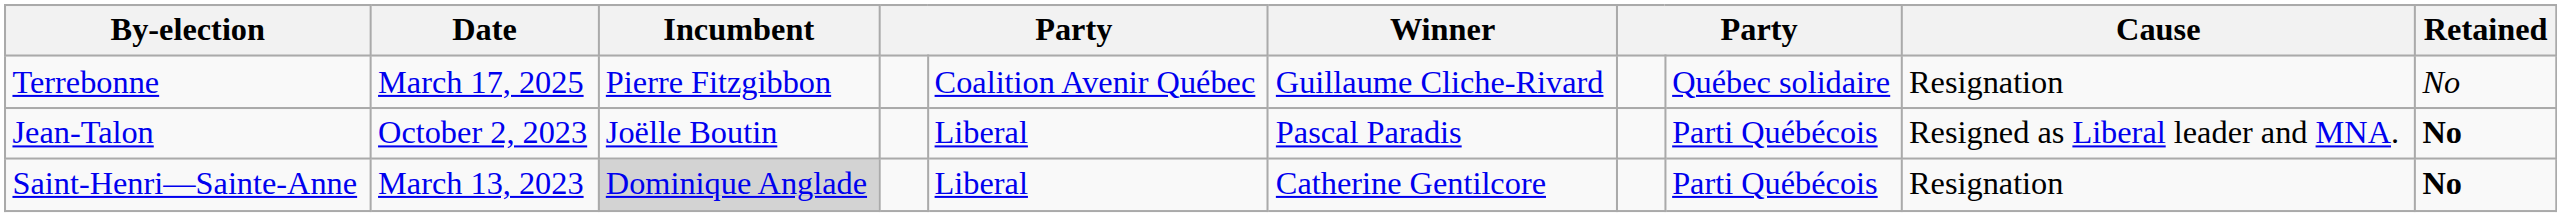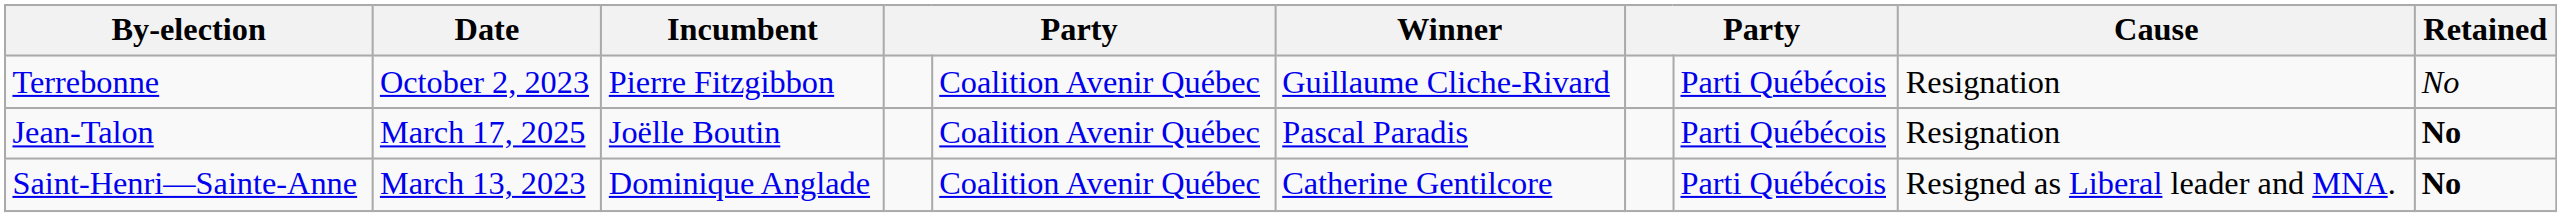(481, 81) March 17, 2025 -> (484, 81) October 2, 2023
(1781, 81) Québec solidaire -> (1783, 81) Parti Québécois
(483, 132) October 2, 2023 -> (483, 132) March 17, 2025
(981, 132) Liberal -> (1100, 132) Coalition Avenir Québec
(2154, 132) Resigned as Liberal leader and MNA. -> (1983, 132) Resignation
(736, 183) lightgrey background -> (739, 183) no background
(981, 183) Liberal -> (1100, 183) Coalition Avenir Québec
(1986, 183) Resignation -> (2151, 183) Resigned as Liberal leader and MNA.
